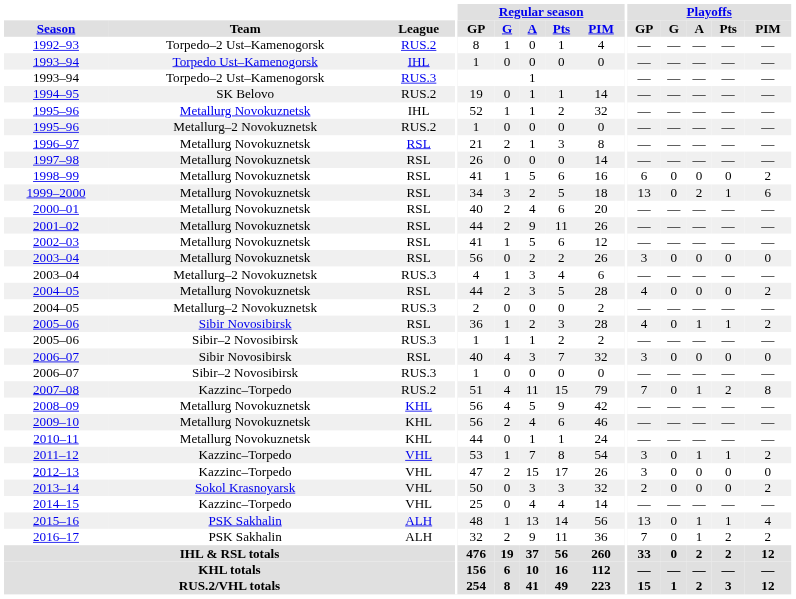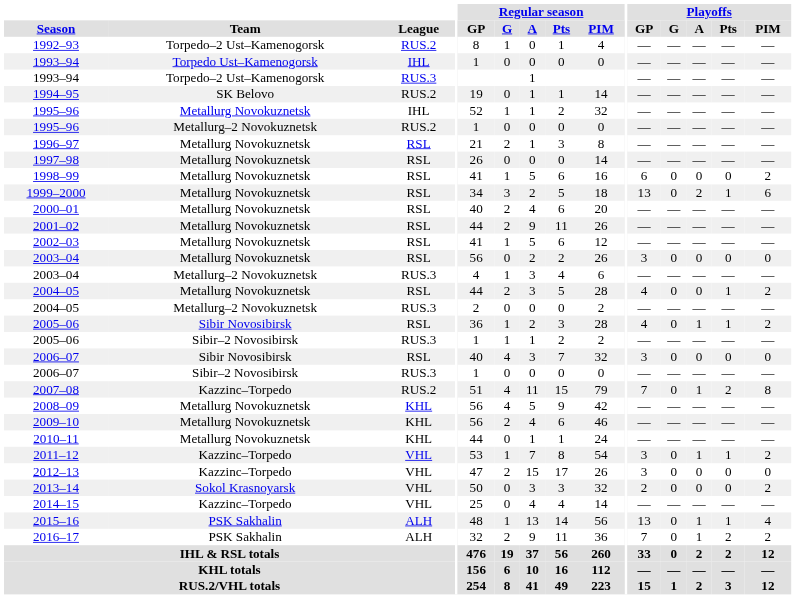(728, 291) 0 -> (728, 291) 1
